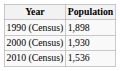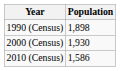(79, 58) 1,536 -> (79, 58) 1,586
